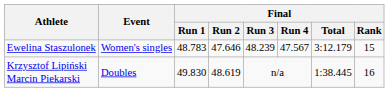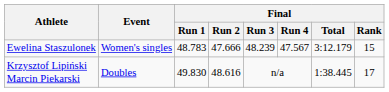(226, 48) 47.646 -> (226, 48) 47.666
(226, 72) 48.619 -> (226, 72) 48.616
(369, 72) 16 -> (369, 72) 17
